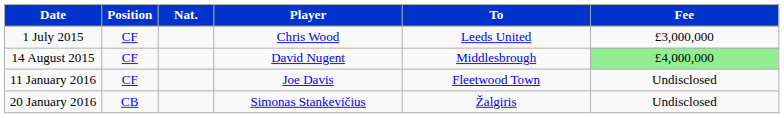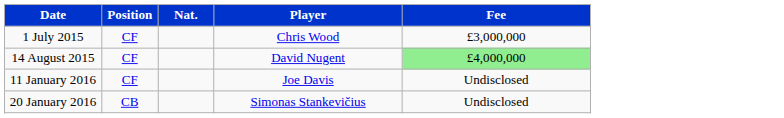- column: (496, 15)
